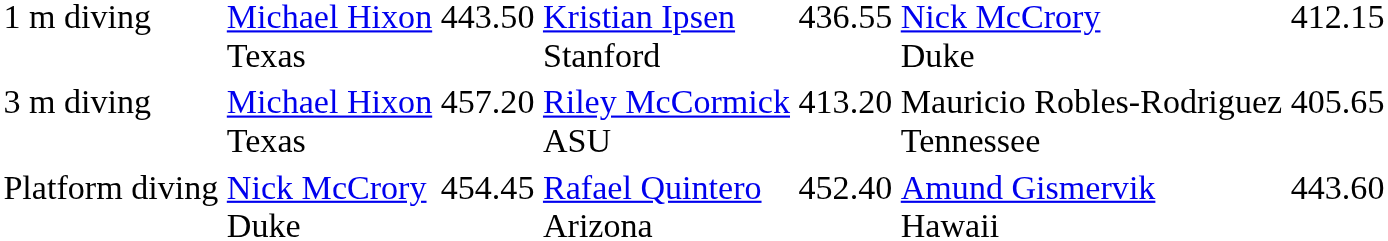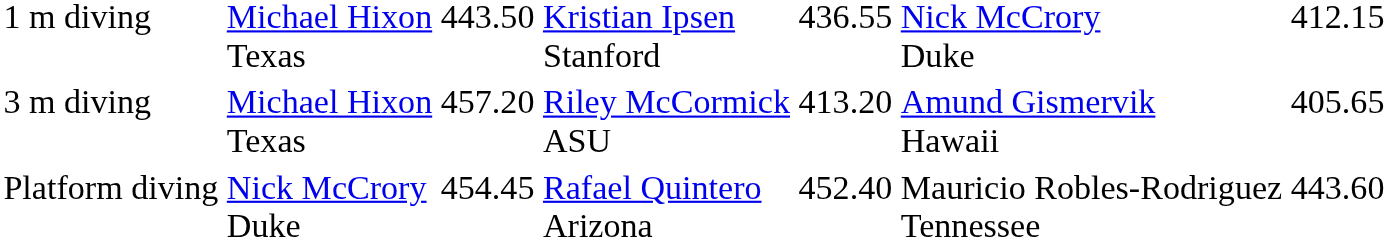(1091, 121) Mauricio Robles-Rodriguez Tennessee -> (1028, 121) Amund Gismervik Hawaii
(1028, 206) Amund Gismervik Hawaii -> (1091, 206) Mauricio Robles-Rodriguez Tennessee
